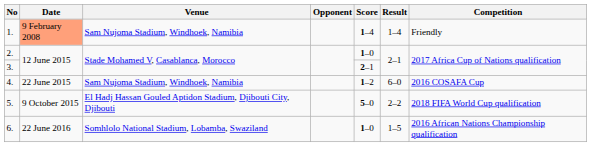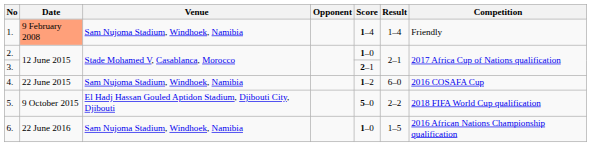(176, 128) Somhlolo National Stadium, Lobamba, Swaziland -> (164, 128) Sam Nujoma Stadium, Windhoek, Namibia
